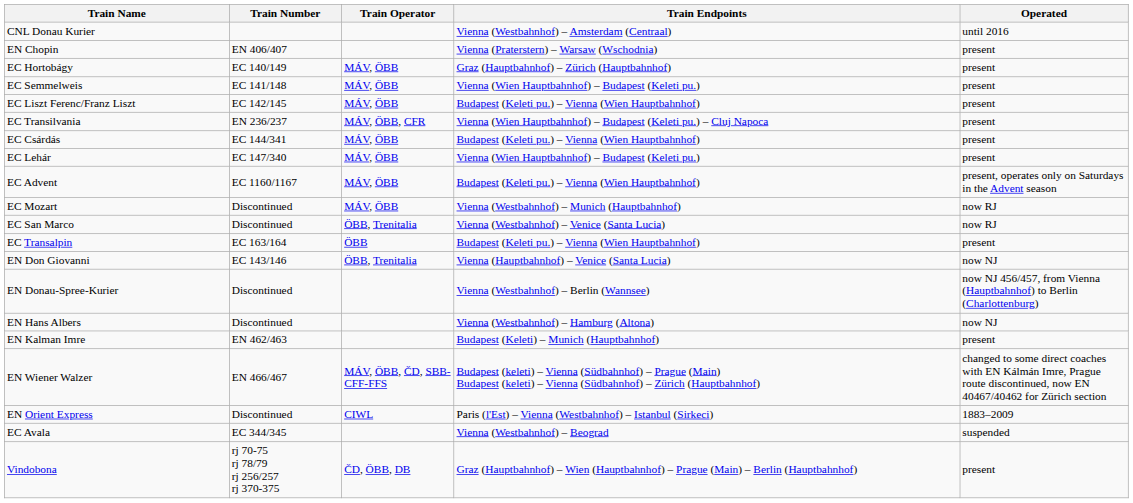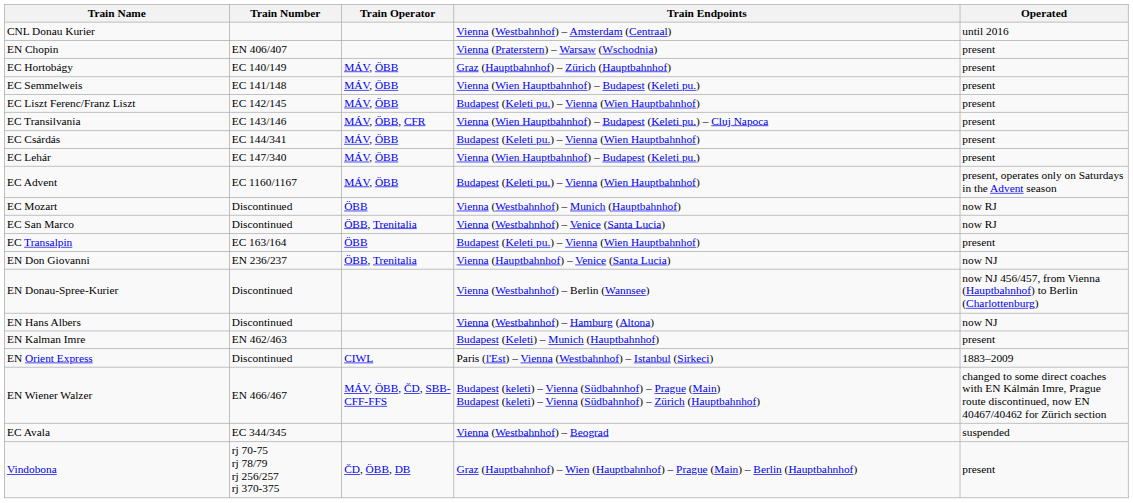(259, 121) EN 236/237 -> (259, 121) EC 143/146
(371, 206) MÁV, ÖBB -> (356, 206) ÖBB
(259, 260) EC 143/146 -> (259, 260) EN 236/237
rows swapped: (50, 414) <-> (50, 377)
